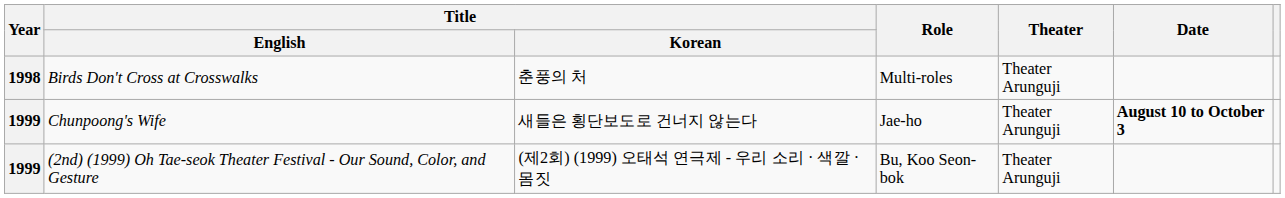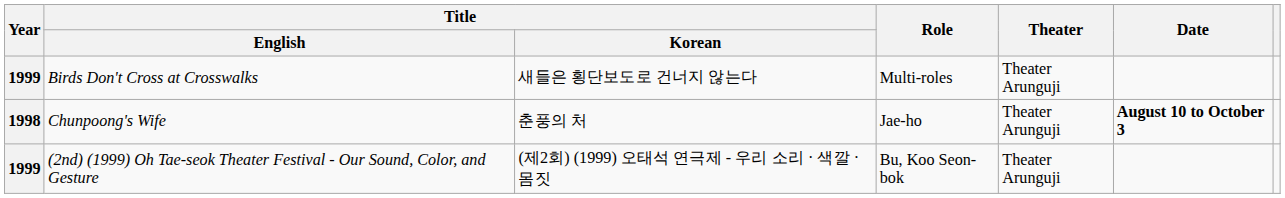(24, 77) 1998 -> (24, 77) 1999
(553, 77) 춘풍의 처 -> (638, 77) 새들은 횡단보도로 건너지 않는다
(24, 121) 1999 -> (24, 121) 1998
(638, 120) 새들은 횡단보도로 건너지 않는다 -> (553, 120) 춘풍의 처
